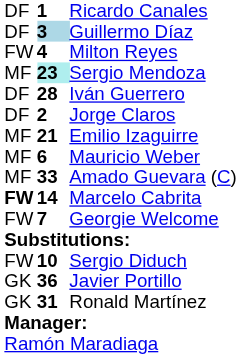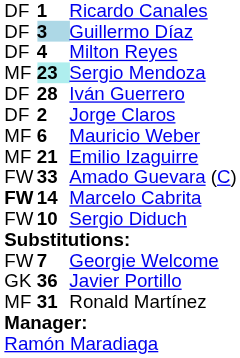(19, 52) FW -> (17, 52) DF
rows swapped: (134, 135) <-> (135, 156)
(18, 177) MF -> (19, 177) FW
rows swapped: (144, 218) <-> (128, 260)
(18, 302) GK -> (18, 302) MF
